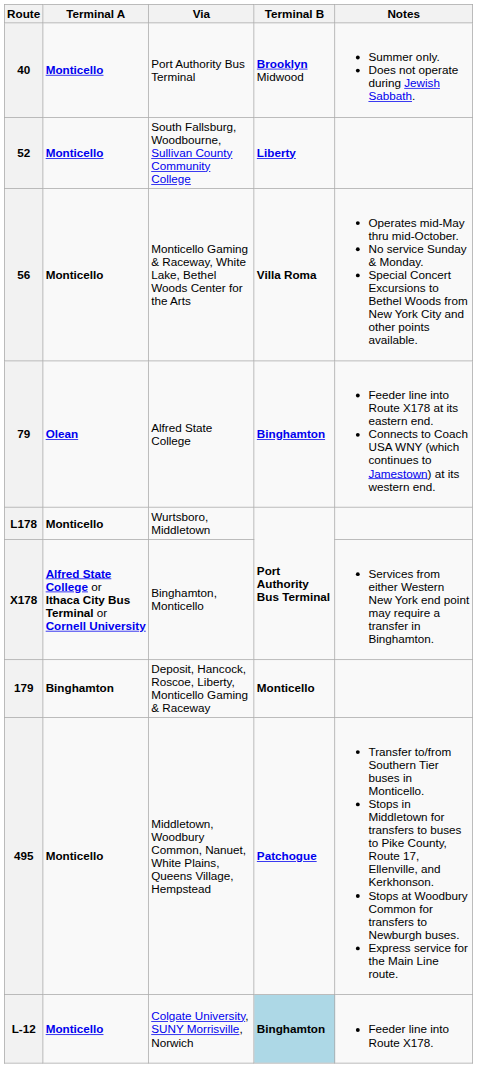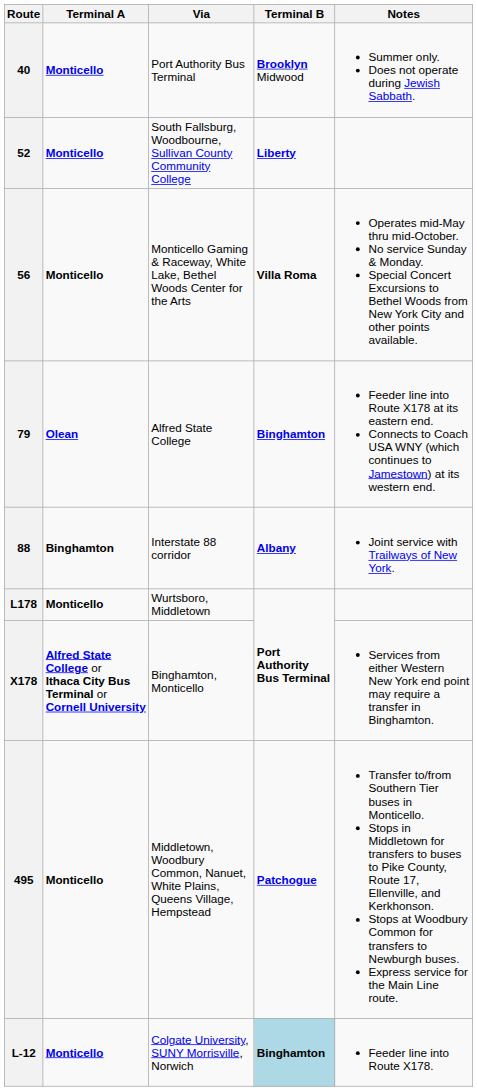+ row: (24, 548)
- row: (24, 689)
